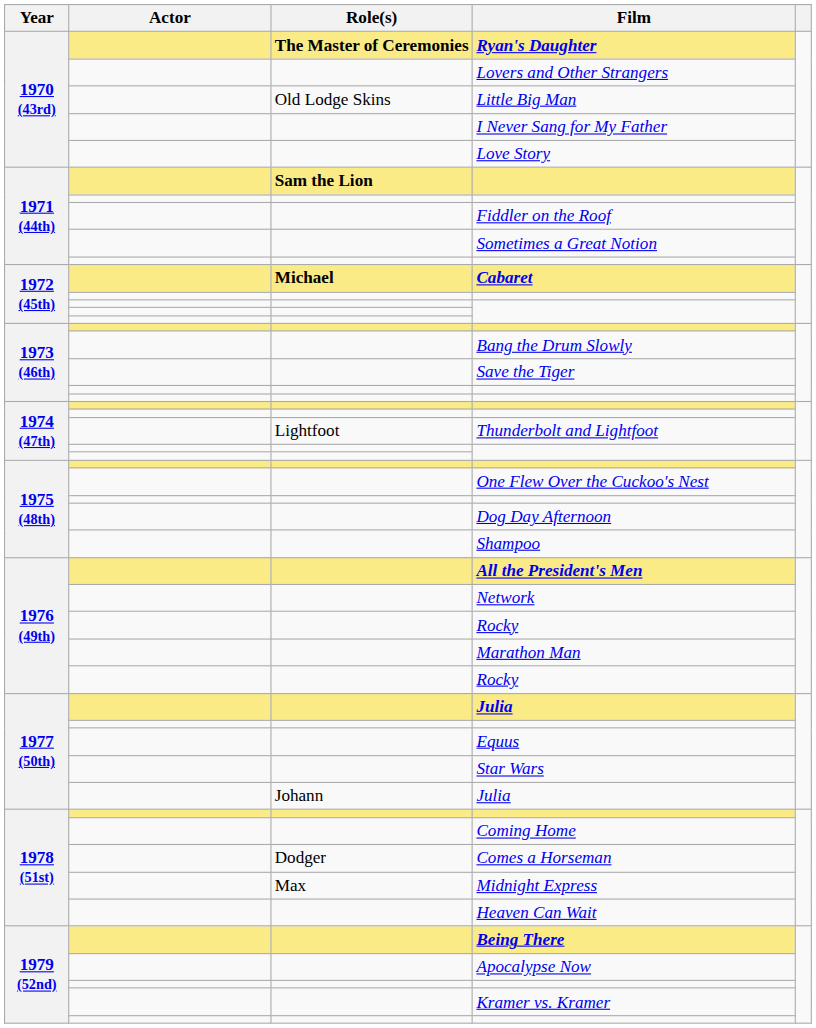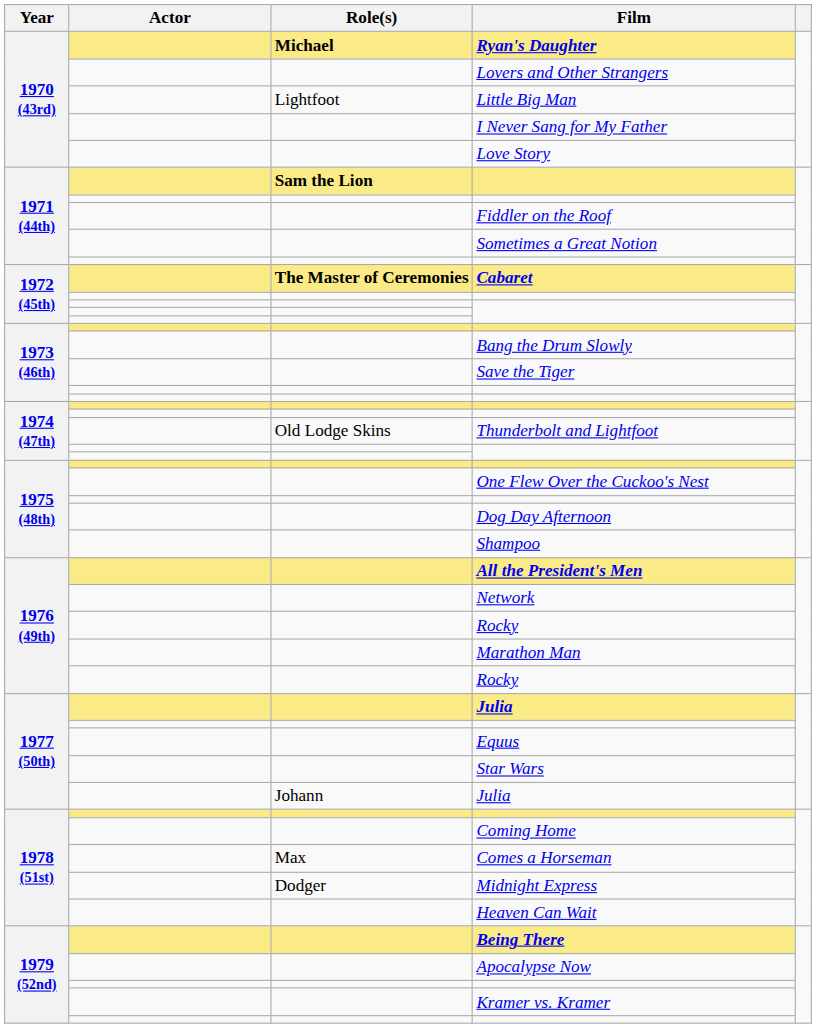(372, 45) The Master of Ceremonies -> (304, 45) Michael
(333, 99) Old Lodge Skins -> (307, 99) Lightfoot
(304, 278) Michael -> (372, 278) The Master of Ceremonies
(307, 430) Lightfoot -> (333, 430) Old Lodge Skins
(300, 858) Dodger -> (290, 858) Max
(290, 885) Max -> (300, 885) Dodger
